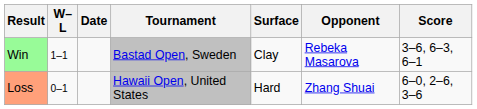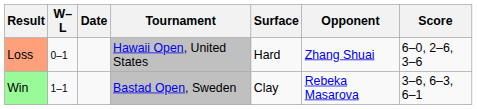rows swapped: (20, 87) <-> (18, 54)
